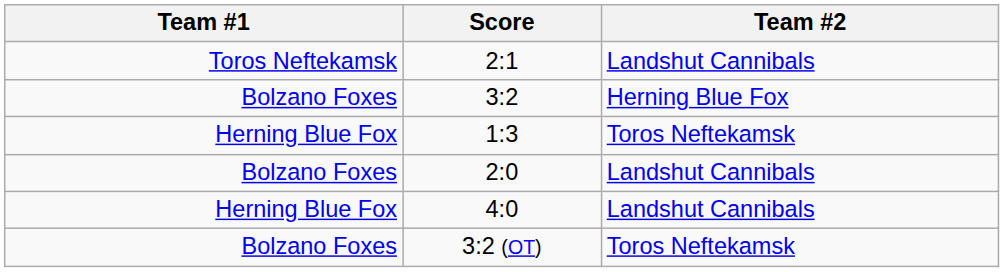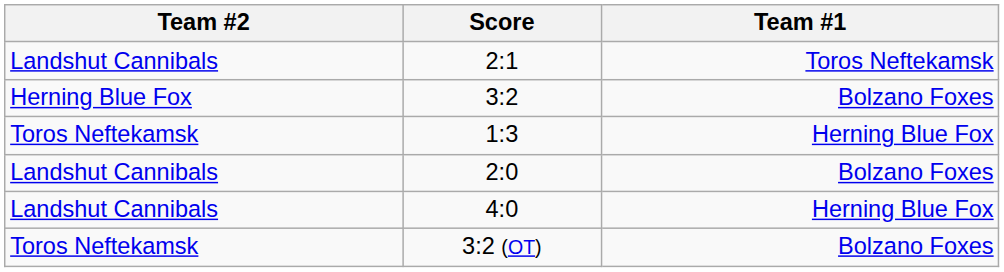columns swapped: (204, 23) <-> (800, 23)
